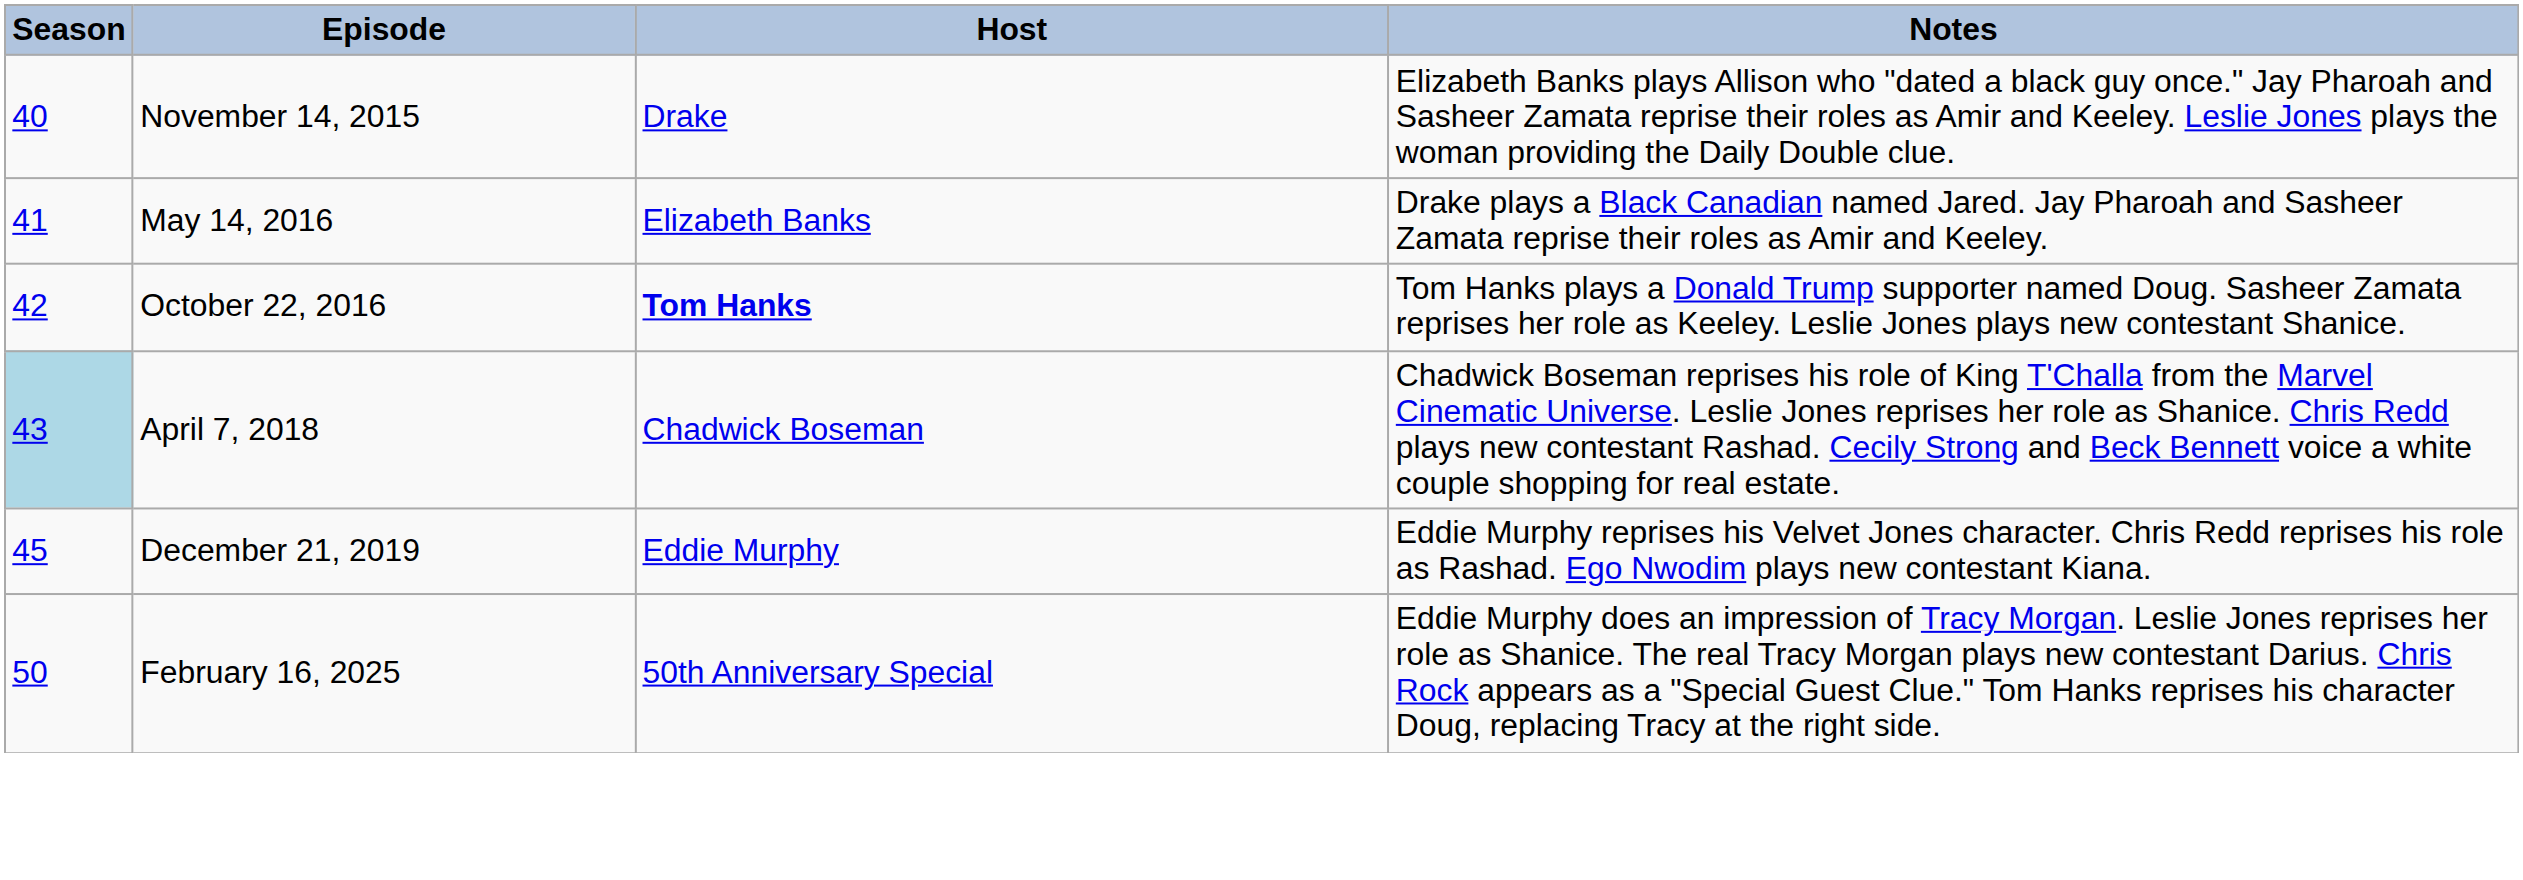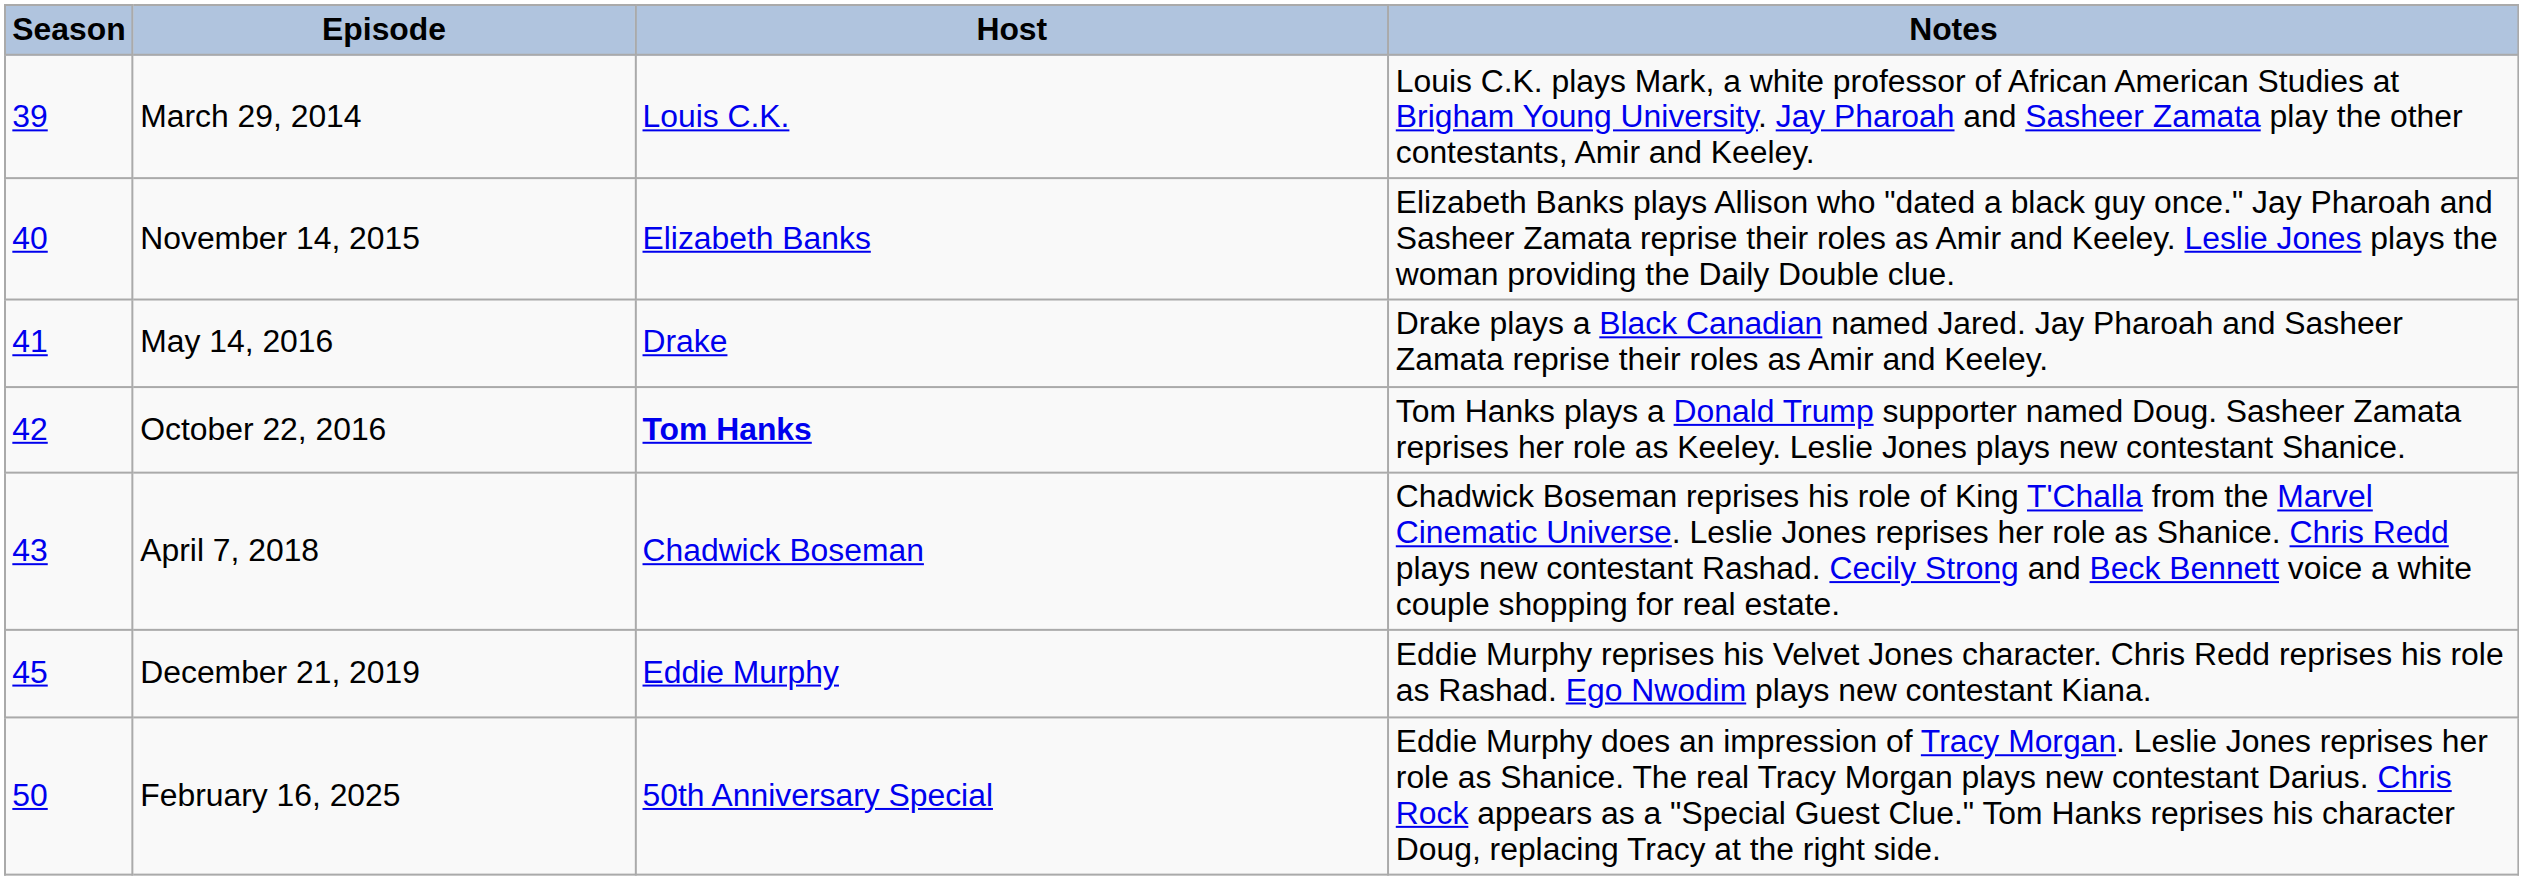+ row: (251, 116)
(685, 116) Drake -> (757, 238) Elizabeth Banks
(757, 220) Elizabeth Banks -> (685, 342) Drake
(30, 428) lightblue background -> (30, 550) no background
